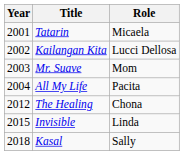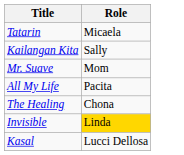- column: (19, 13)
(144, 50) Lucci Dellosa -> (96, 50) Sally
(125, 123) no background -> (97, 123) gold background
(124, 141) Sally -> (116, 141) Lucci Dellosa
